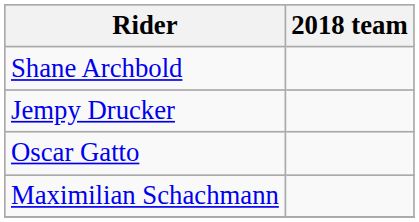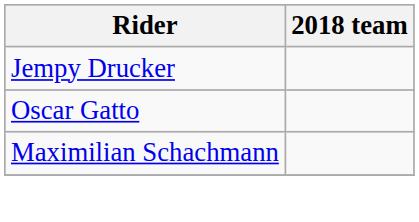- row: (97, 68)
